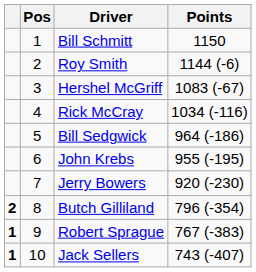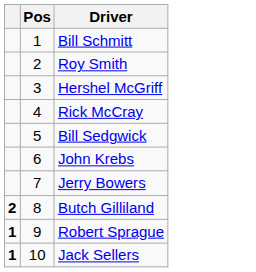- column: (209, 17)
